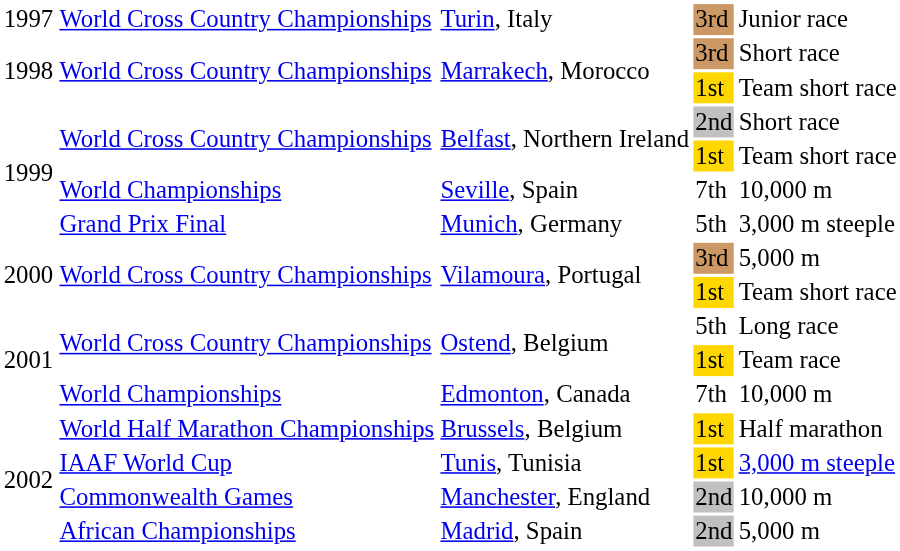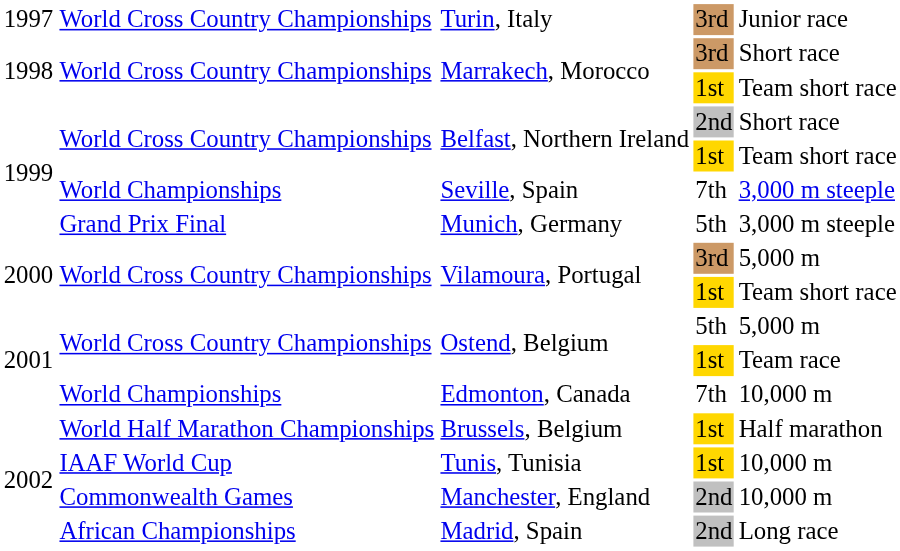(785, 189) 10,000 m -> (817, 189) 3,000 m steeple
(789, 326) Long race -> (779, 326) 5,000 m
(817, 462) 3,000 m steeple -> (785, 462) 10,000 m
(779, 530) 5,000 m -> (789, 530) Long race
